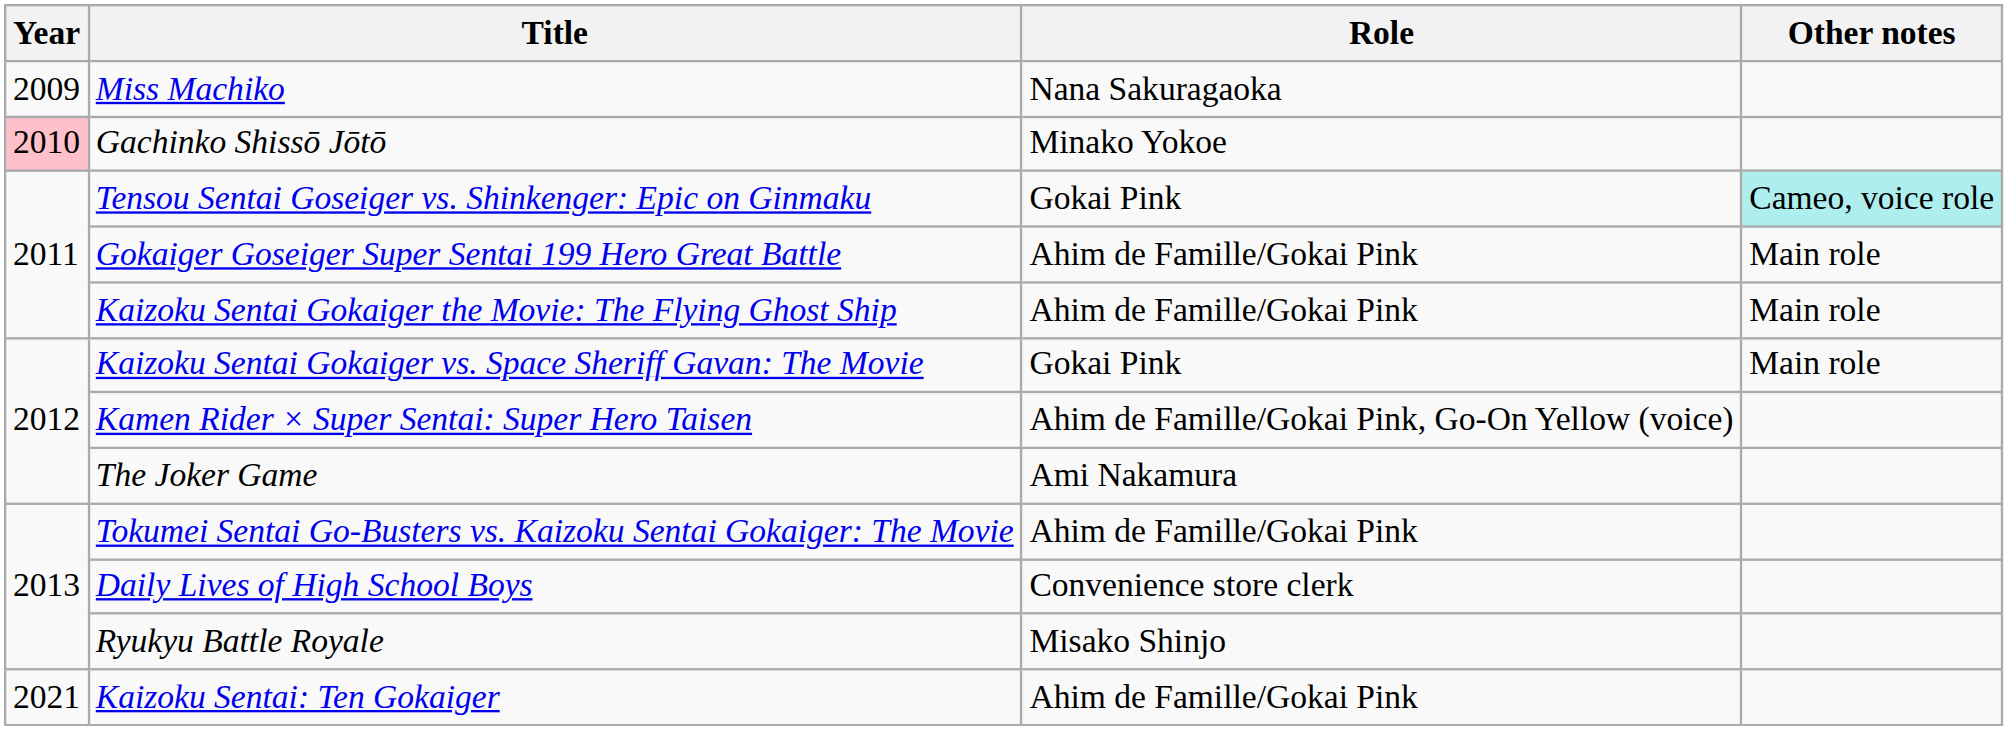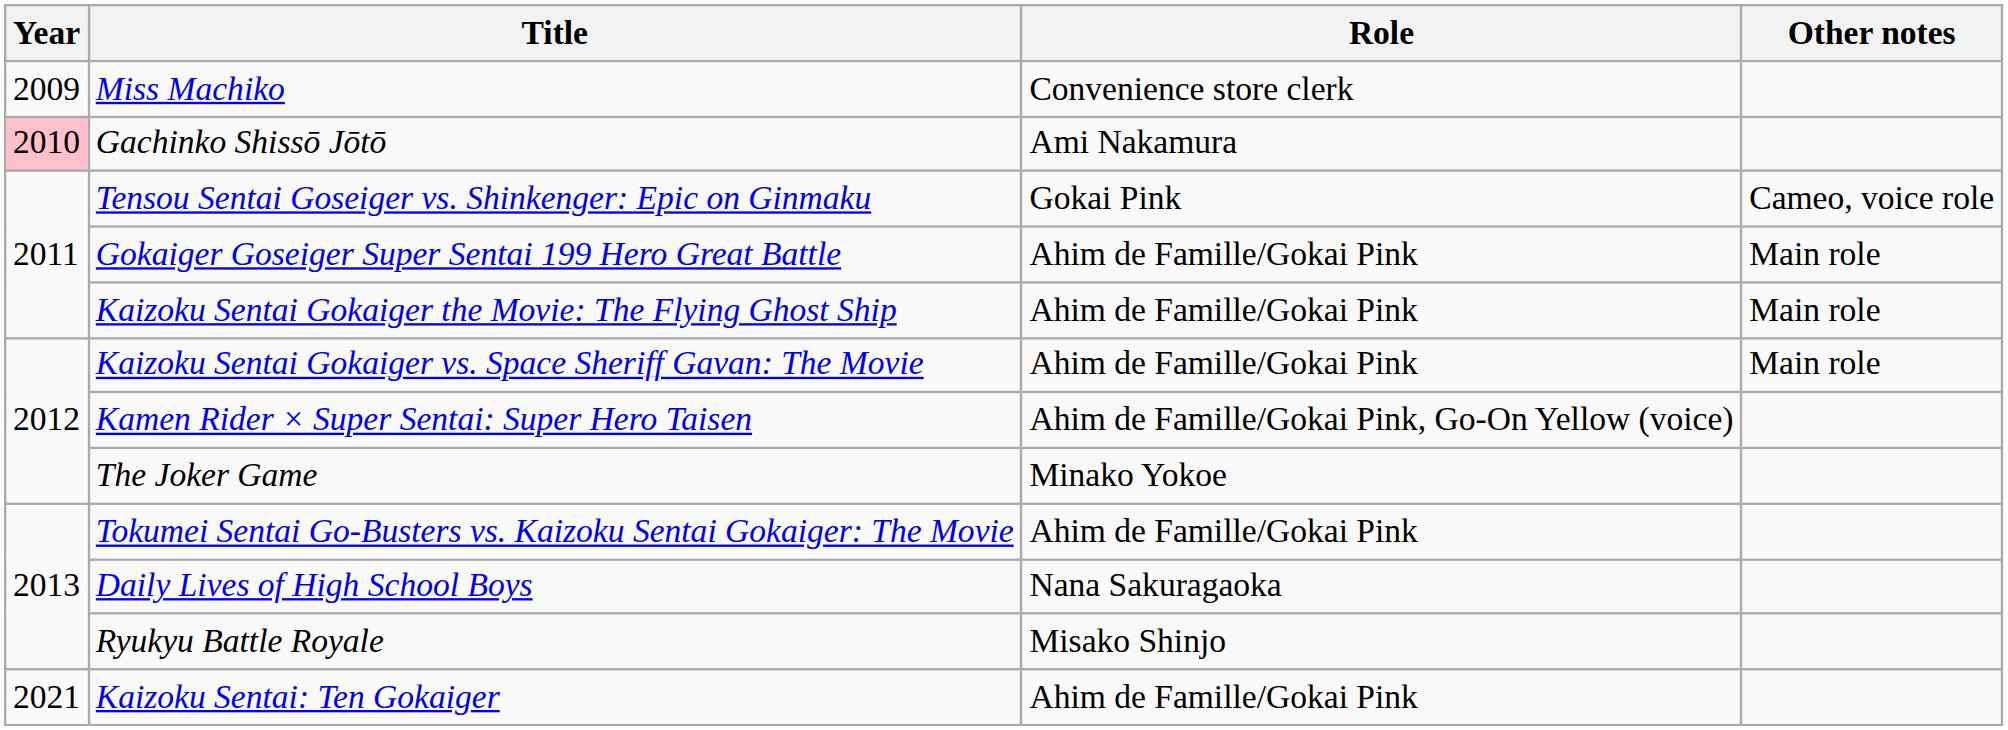(1156, 87) Nana Sakuragaoka -> (1191, 87) Convenience store clerk
(1128, 143) Minako Yokoe -> (1133, 143) Ami Nakamura
(1872, 198) paleturquoise background -> (1872, 198) no background
(1105, 364) Gokai Pink -> (1224, 364) Ahim de Famille/Gokai Pink
(1133, 475) Ami Nakamura -> (1128, 475) Minako Yokoe
(1191, 585) Convenience store clerk -> (1156, 585) Nana Sakuragaoka
